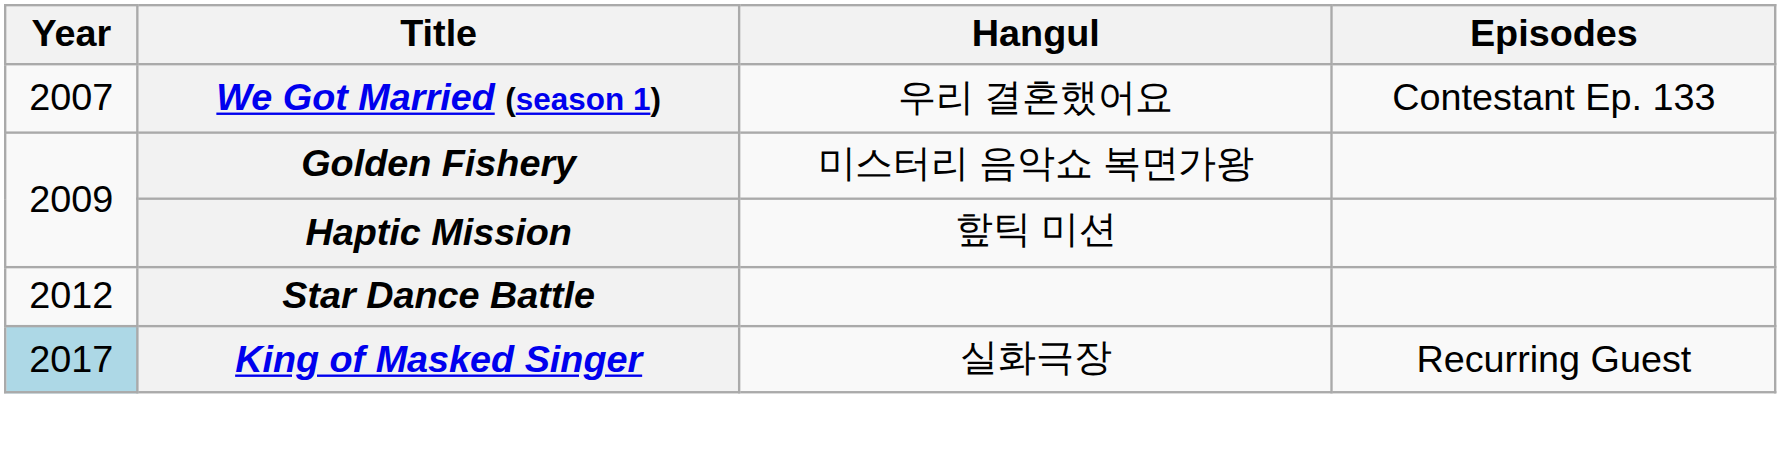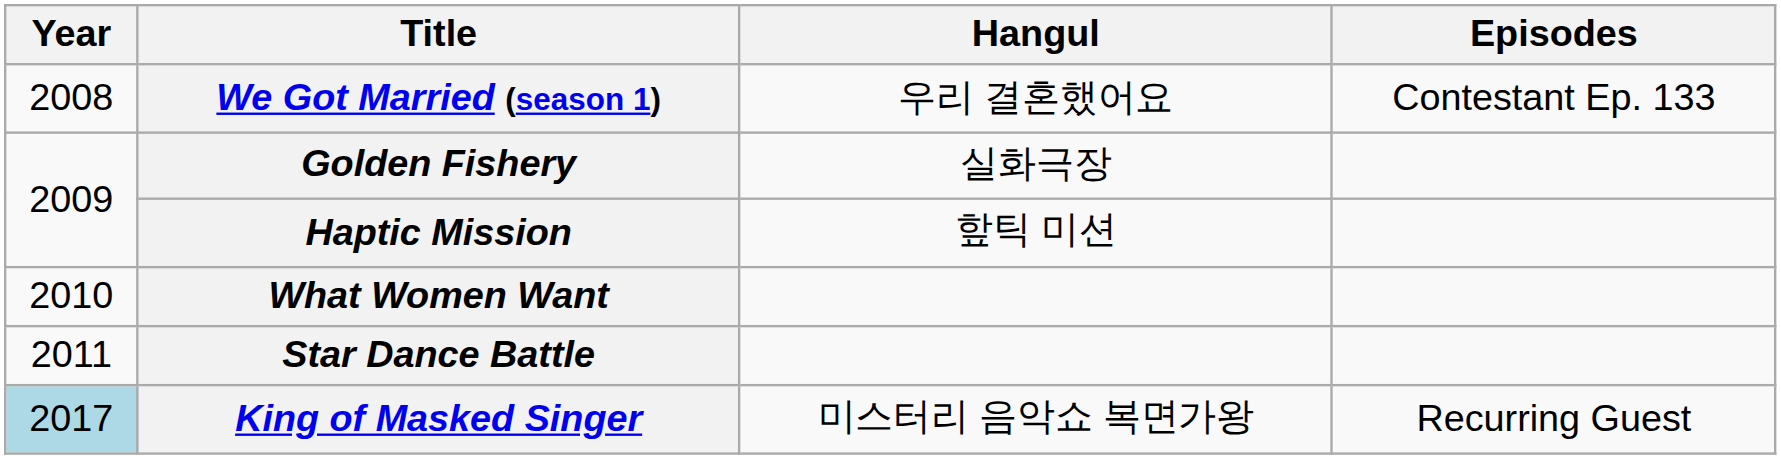(71, 97) 2007 -> (71, 97) 2008
(1036, 163) 미스터리 음악쇼 복면가왕 -> (1036, 163) 실화극장
+ row: (439, 295)
(71, 295) 2012 -> (71, 355) 2011
(1036, 357) 실화극장 -> (1036, 417) 미스터리 음악쇼 복면가왕
